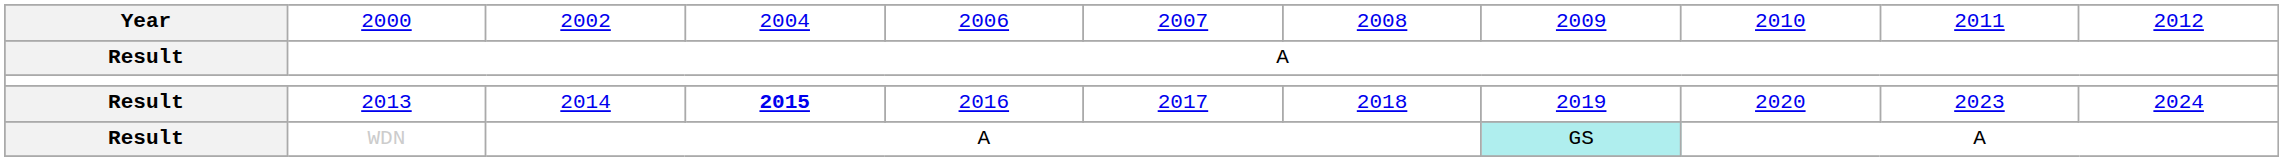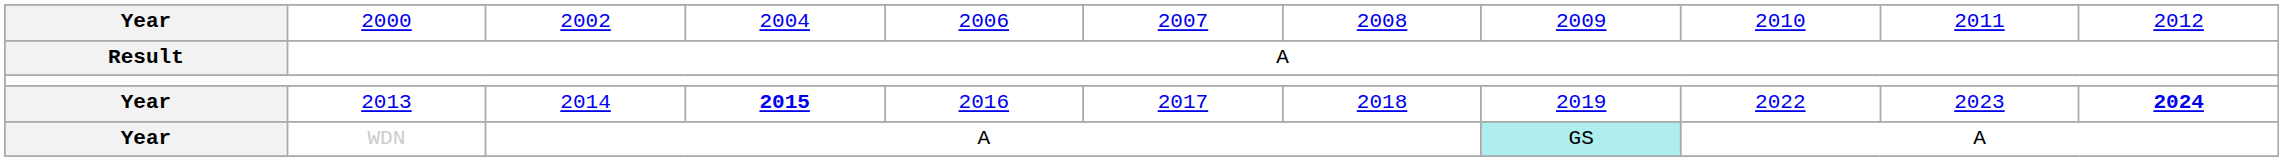(146, 103) Result -> (146, 103) Year
(1780, 103) 2020 -> (1780, 103) 2022
(2179, 103) normal -> (2179, 103) bold
(146, 139) Result -> (146, 139) Year
